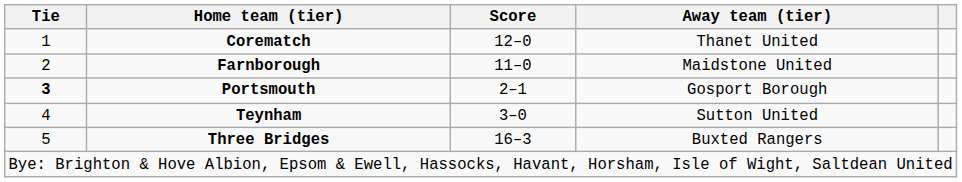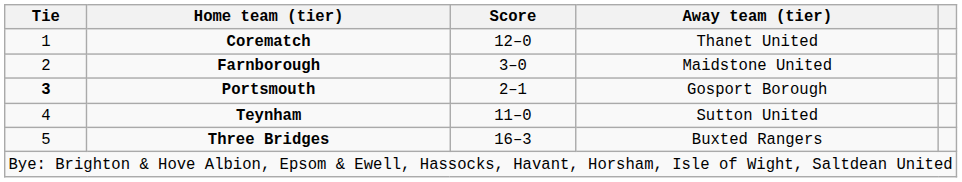(513, 66) 11–0 -> (513, 66) 3–0
(513, 115) 3–0 -> (513, 115) 11–0
